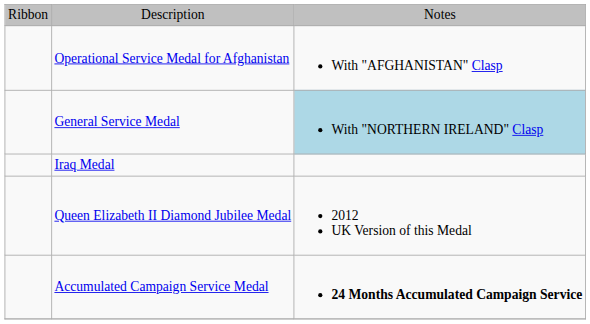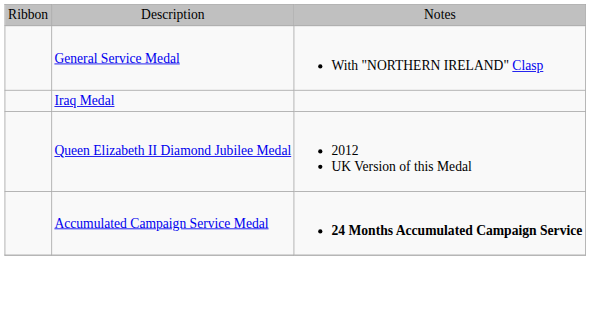- row: (172, 58)
(440, 130) lightblue background -> (440, 66) no background
